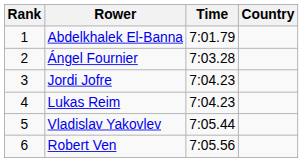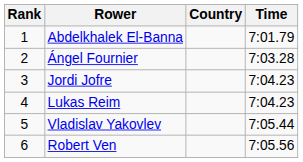columns swapped: (268, 15) <-> (212, 15)
